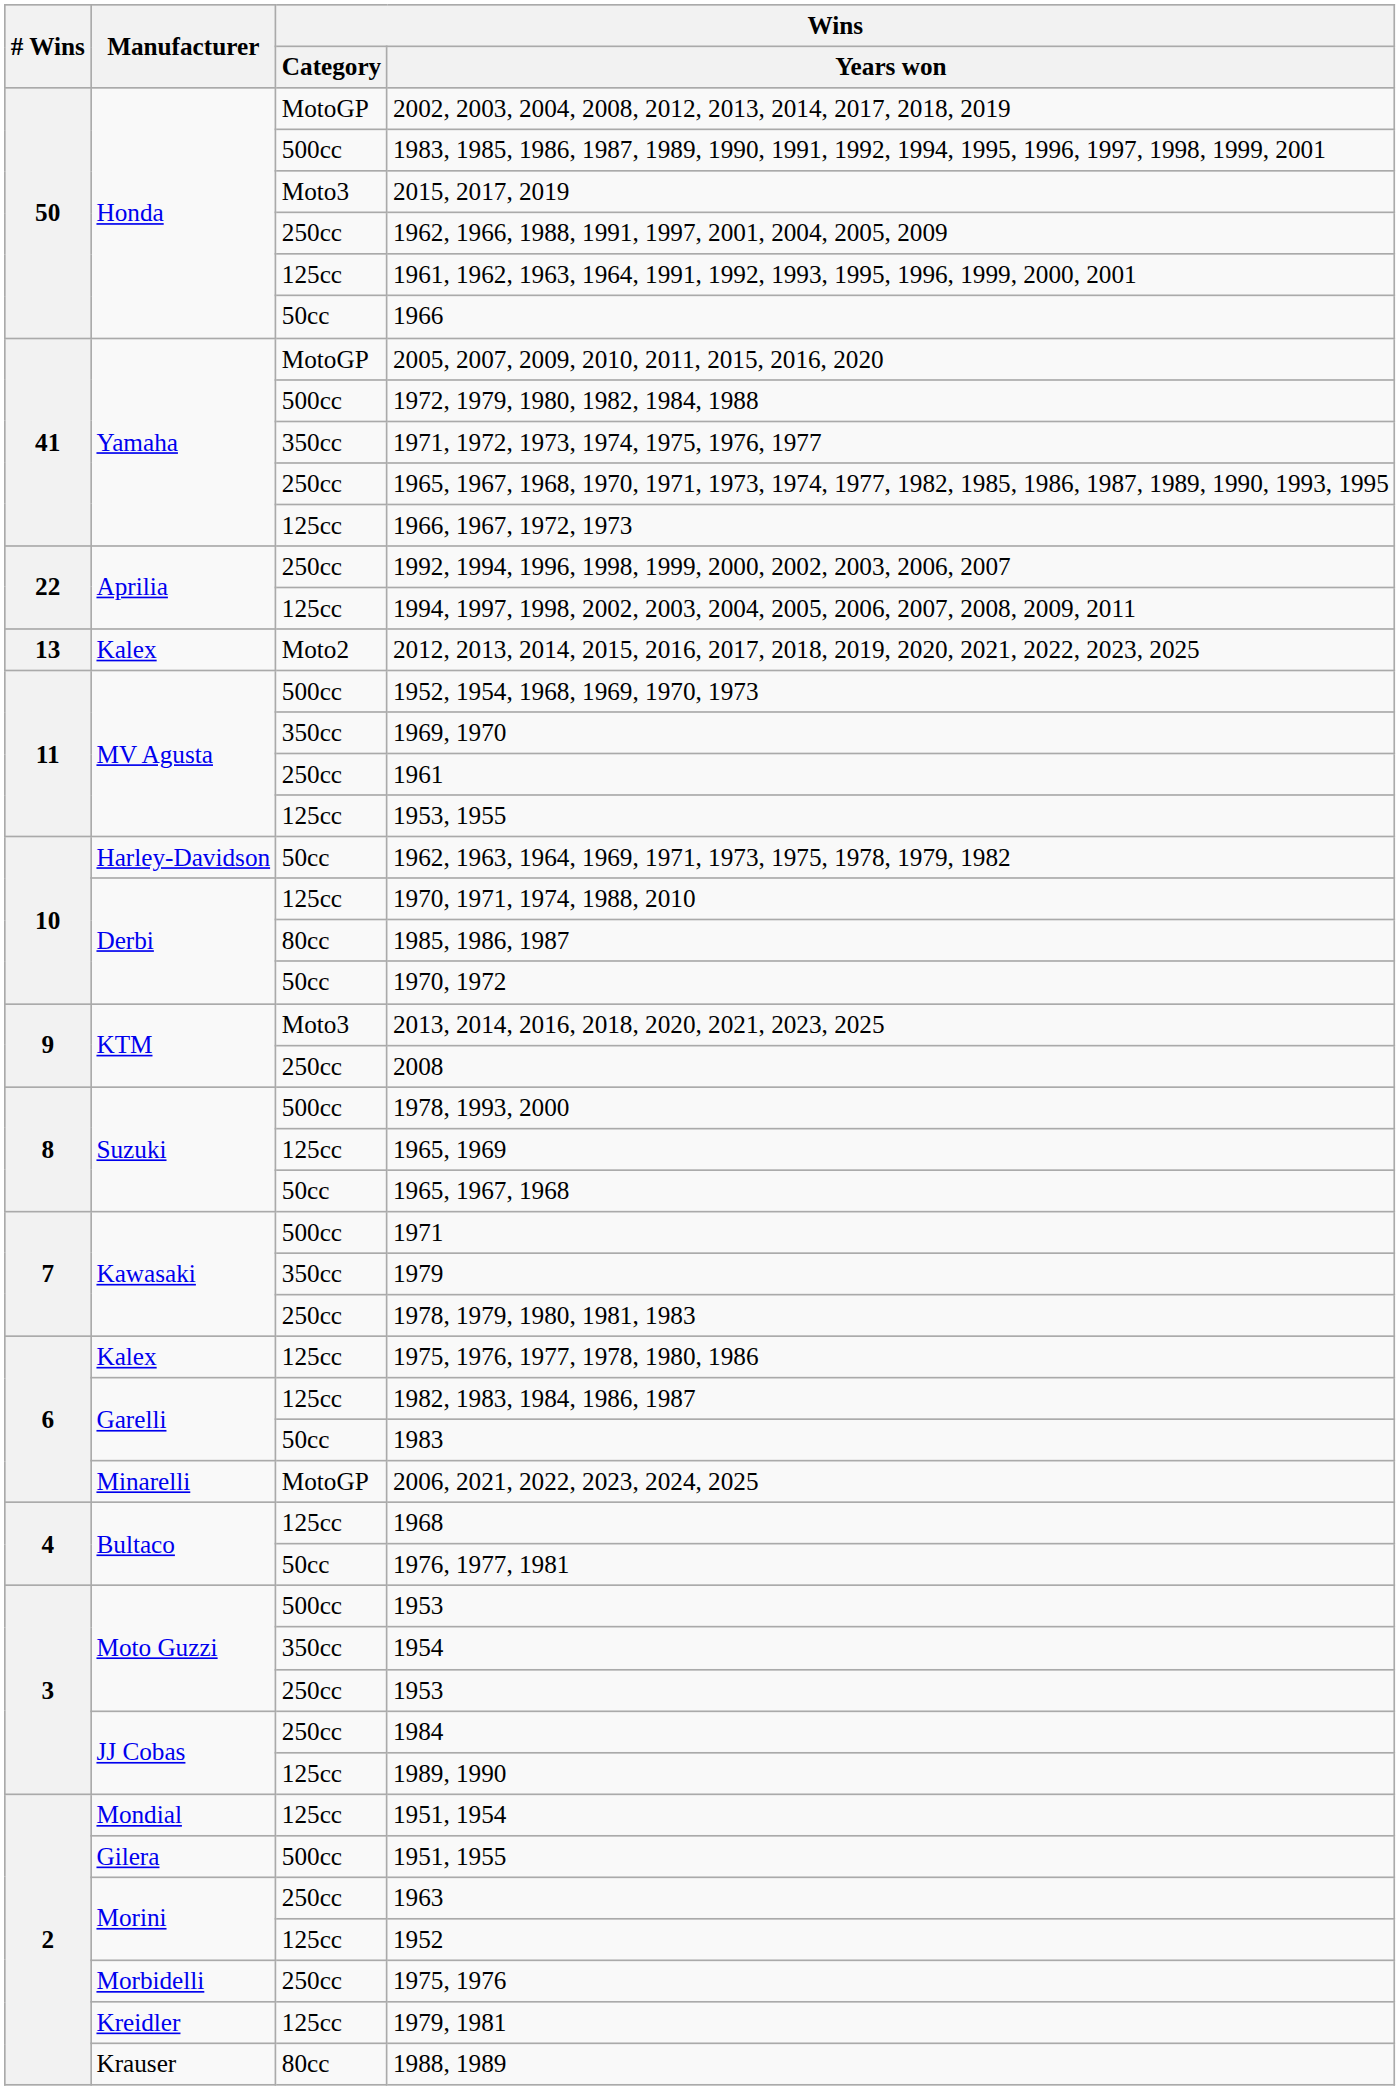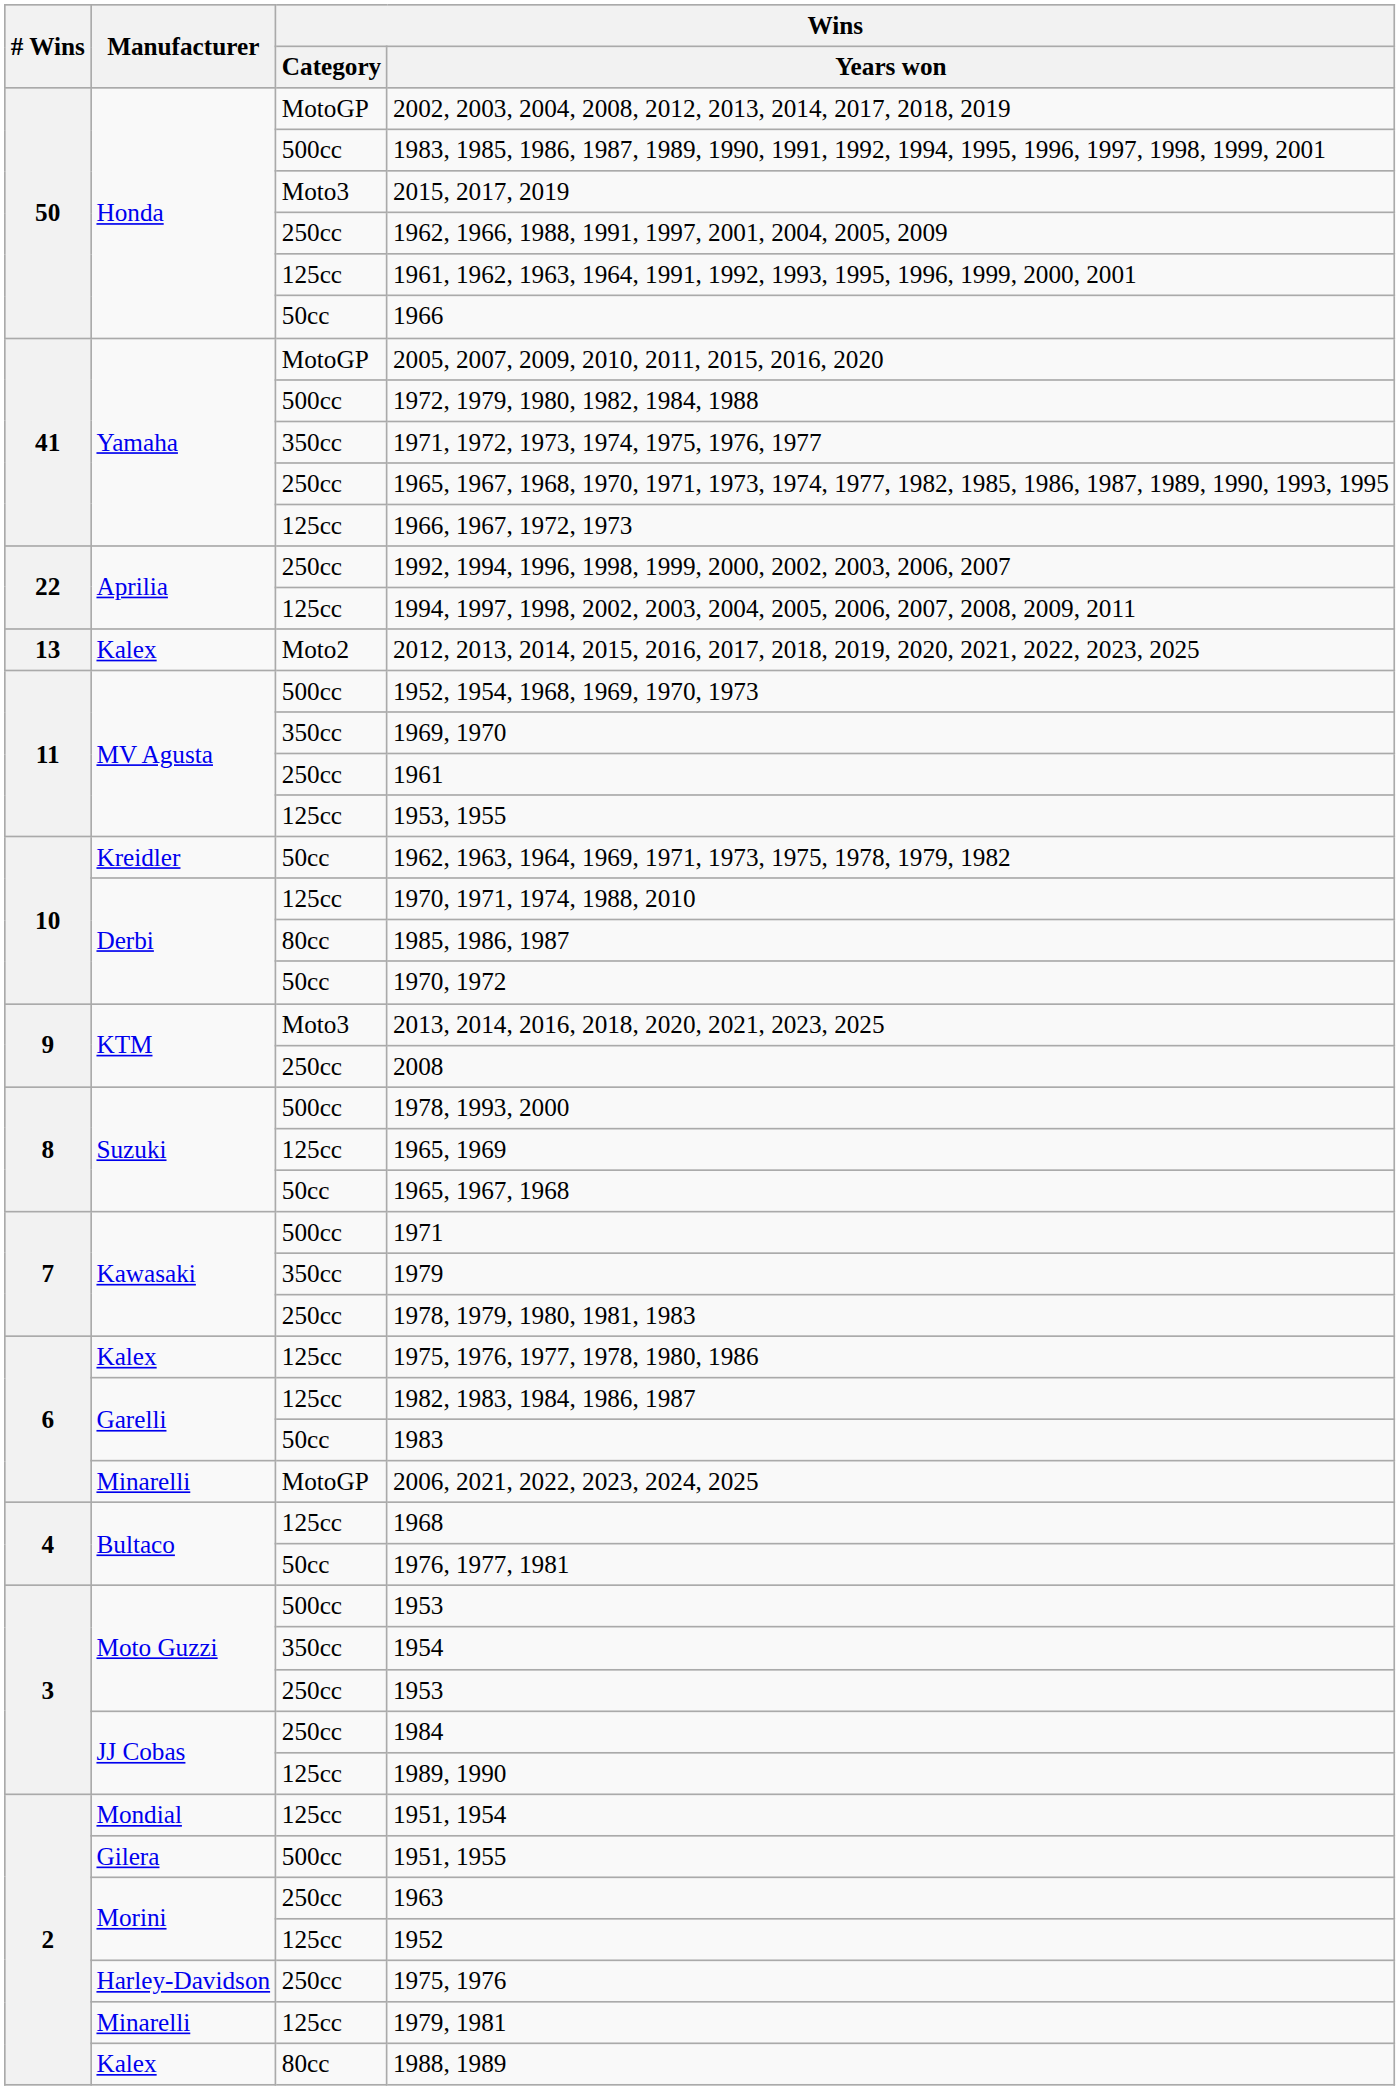(183, 857) Harley-Davidson -> (138, 857) Kreidler
(150, 1980) Morbidelli -> (183, 1980) Harley-Davidson
(138, 2022) Kreidler -> (143, 2022) Minarelli
(136, 2064) Krauser -> (127, 2064) Kalex
